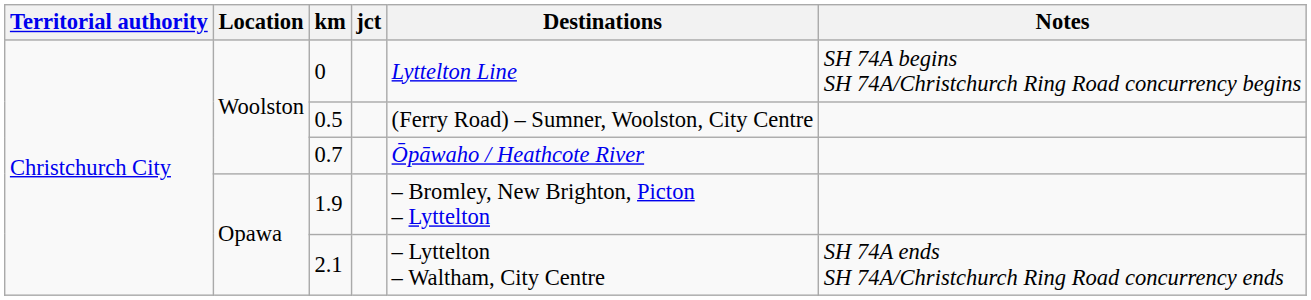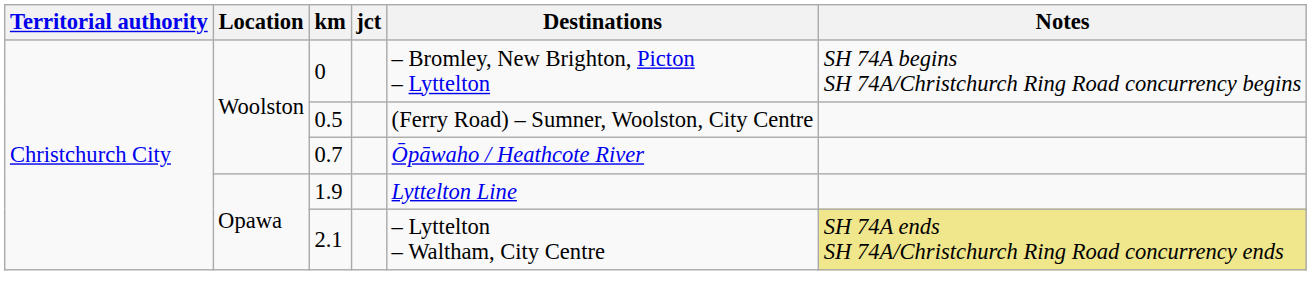(454, 70) Lyttelton Line -> (543, 70) – Bromley, New Brighton, Picton – Lyttelton
(543, 203) – Bromley, New Brighton, Picton – Lyttelton -> (454, 190) Lyttelton Line
(1054, 264) no background -> (1054, 239) khaki background
